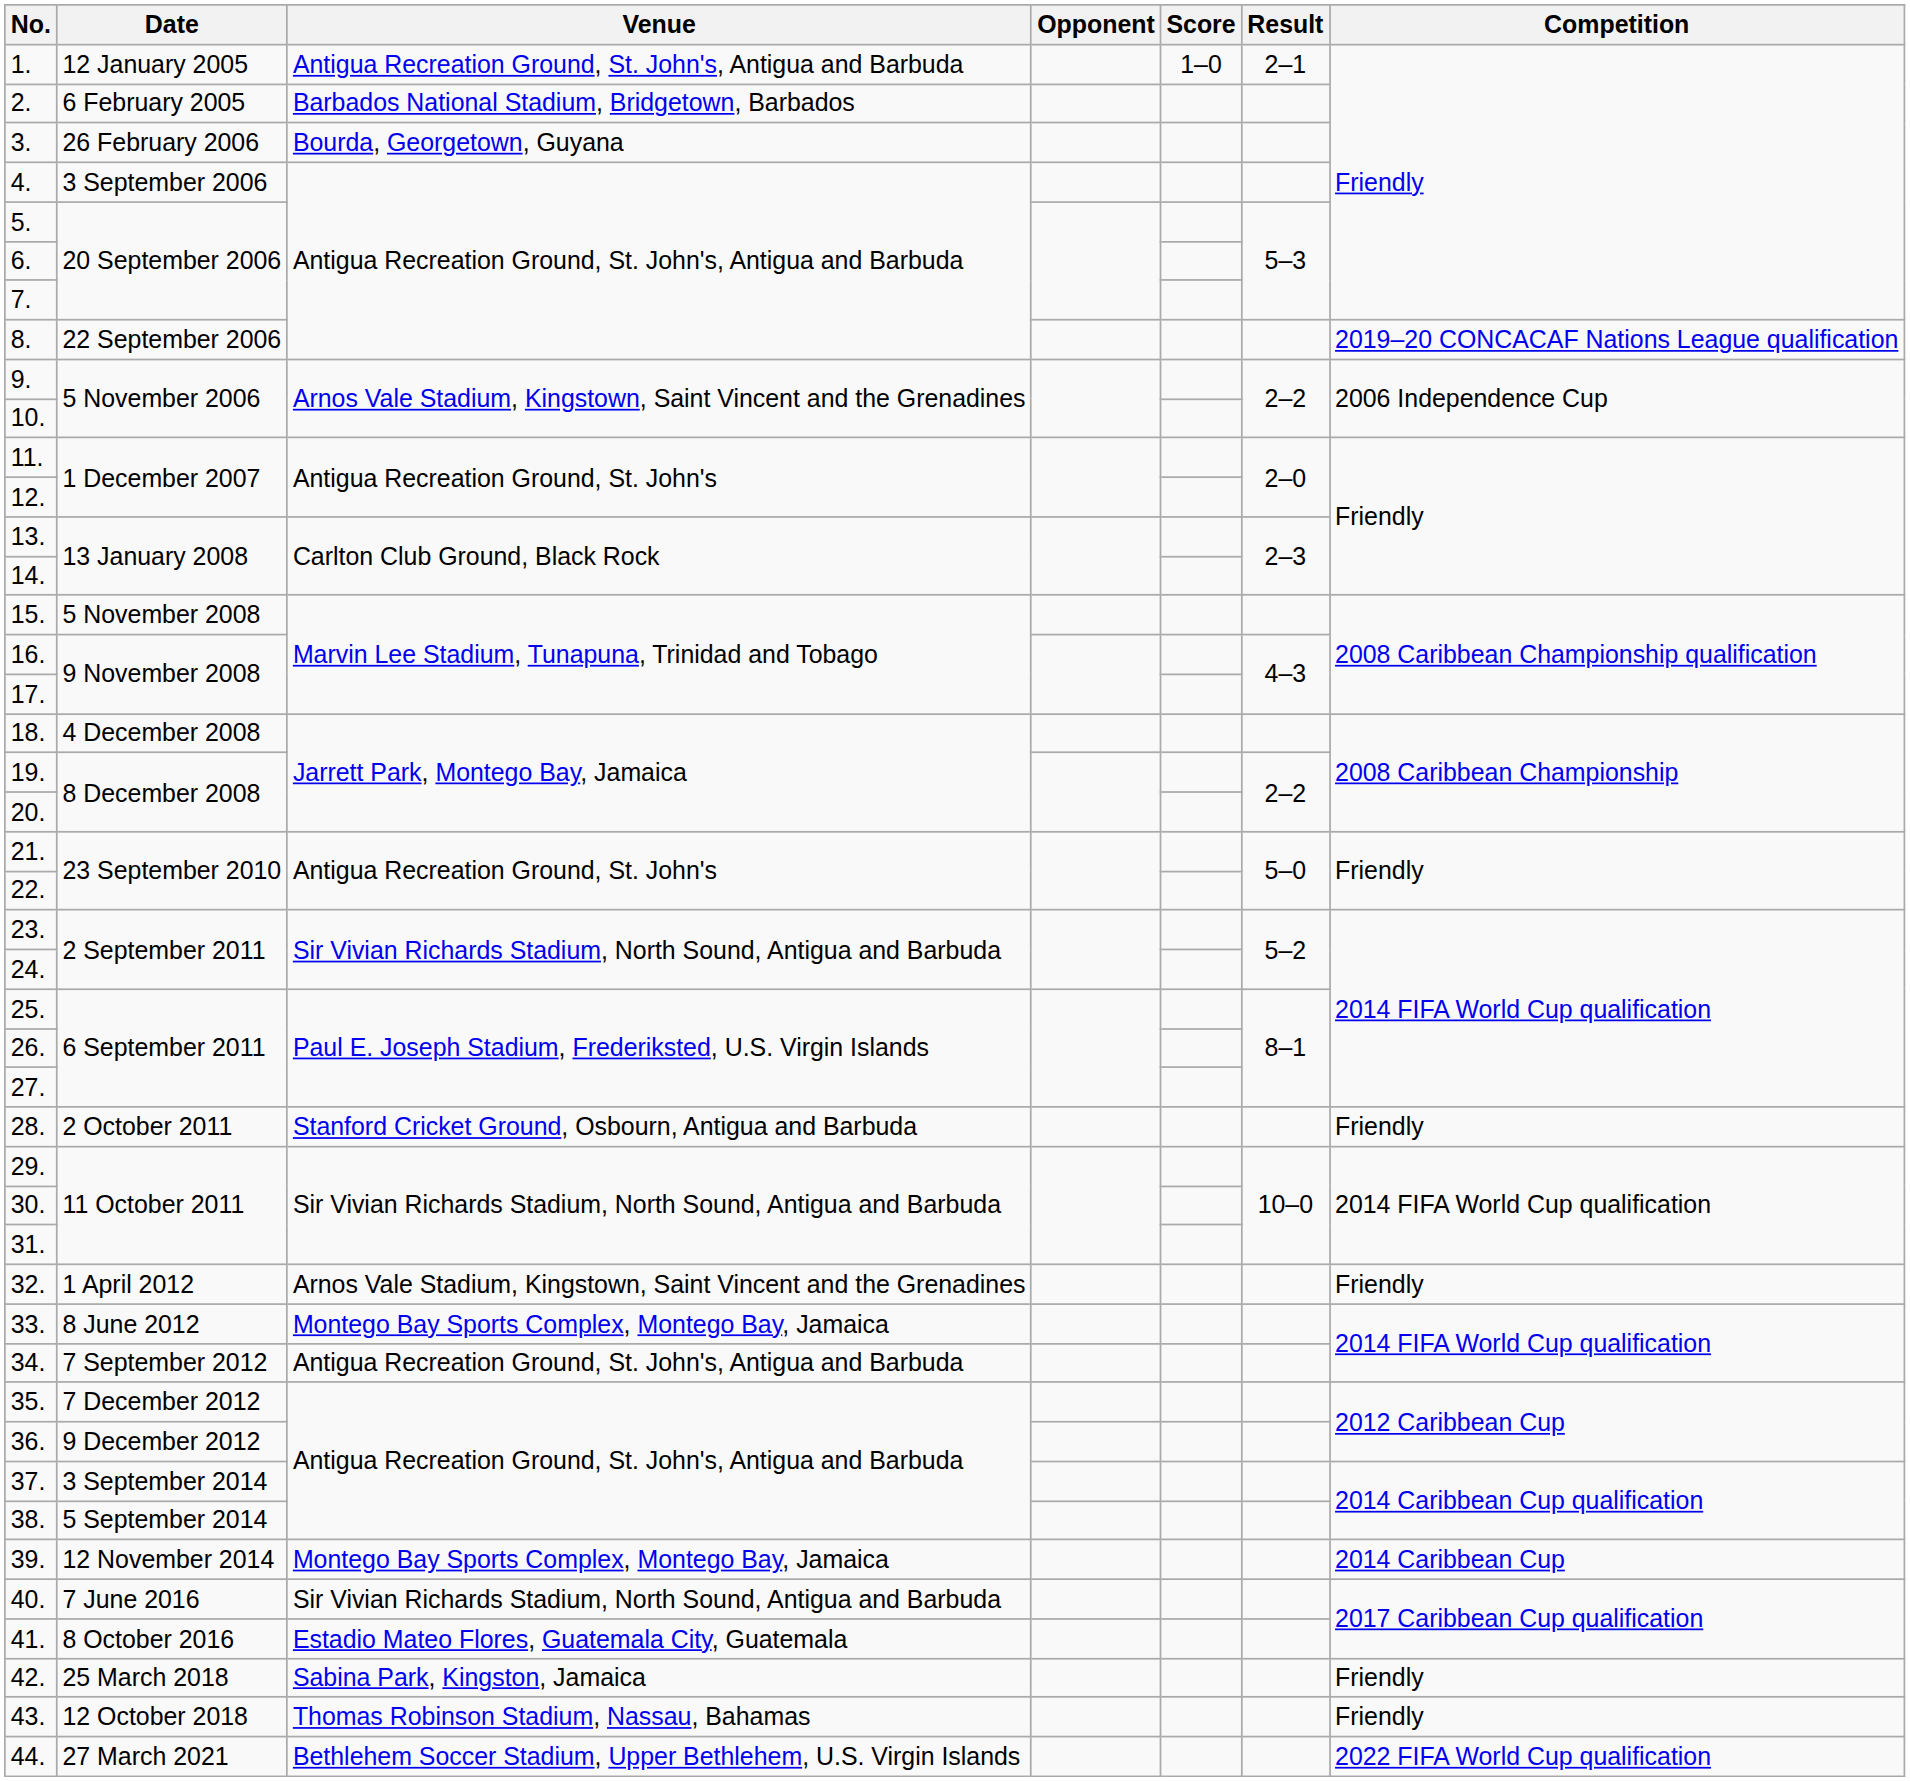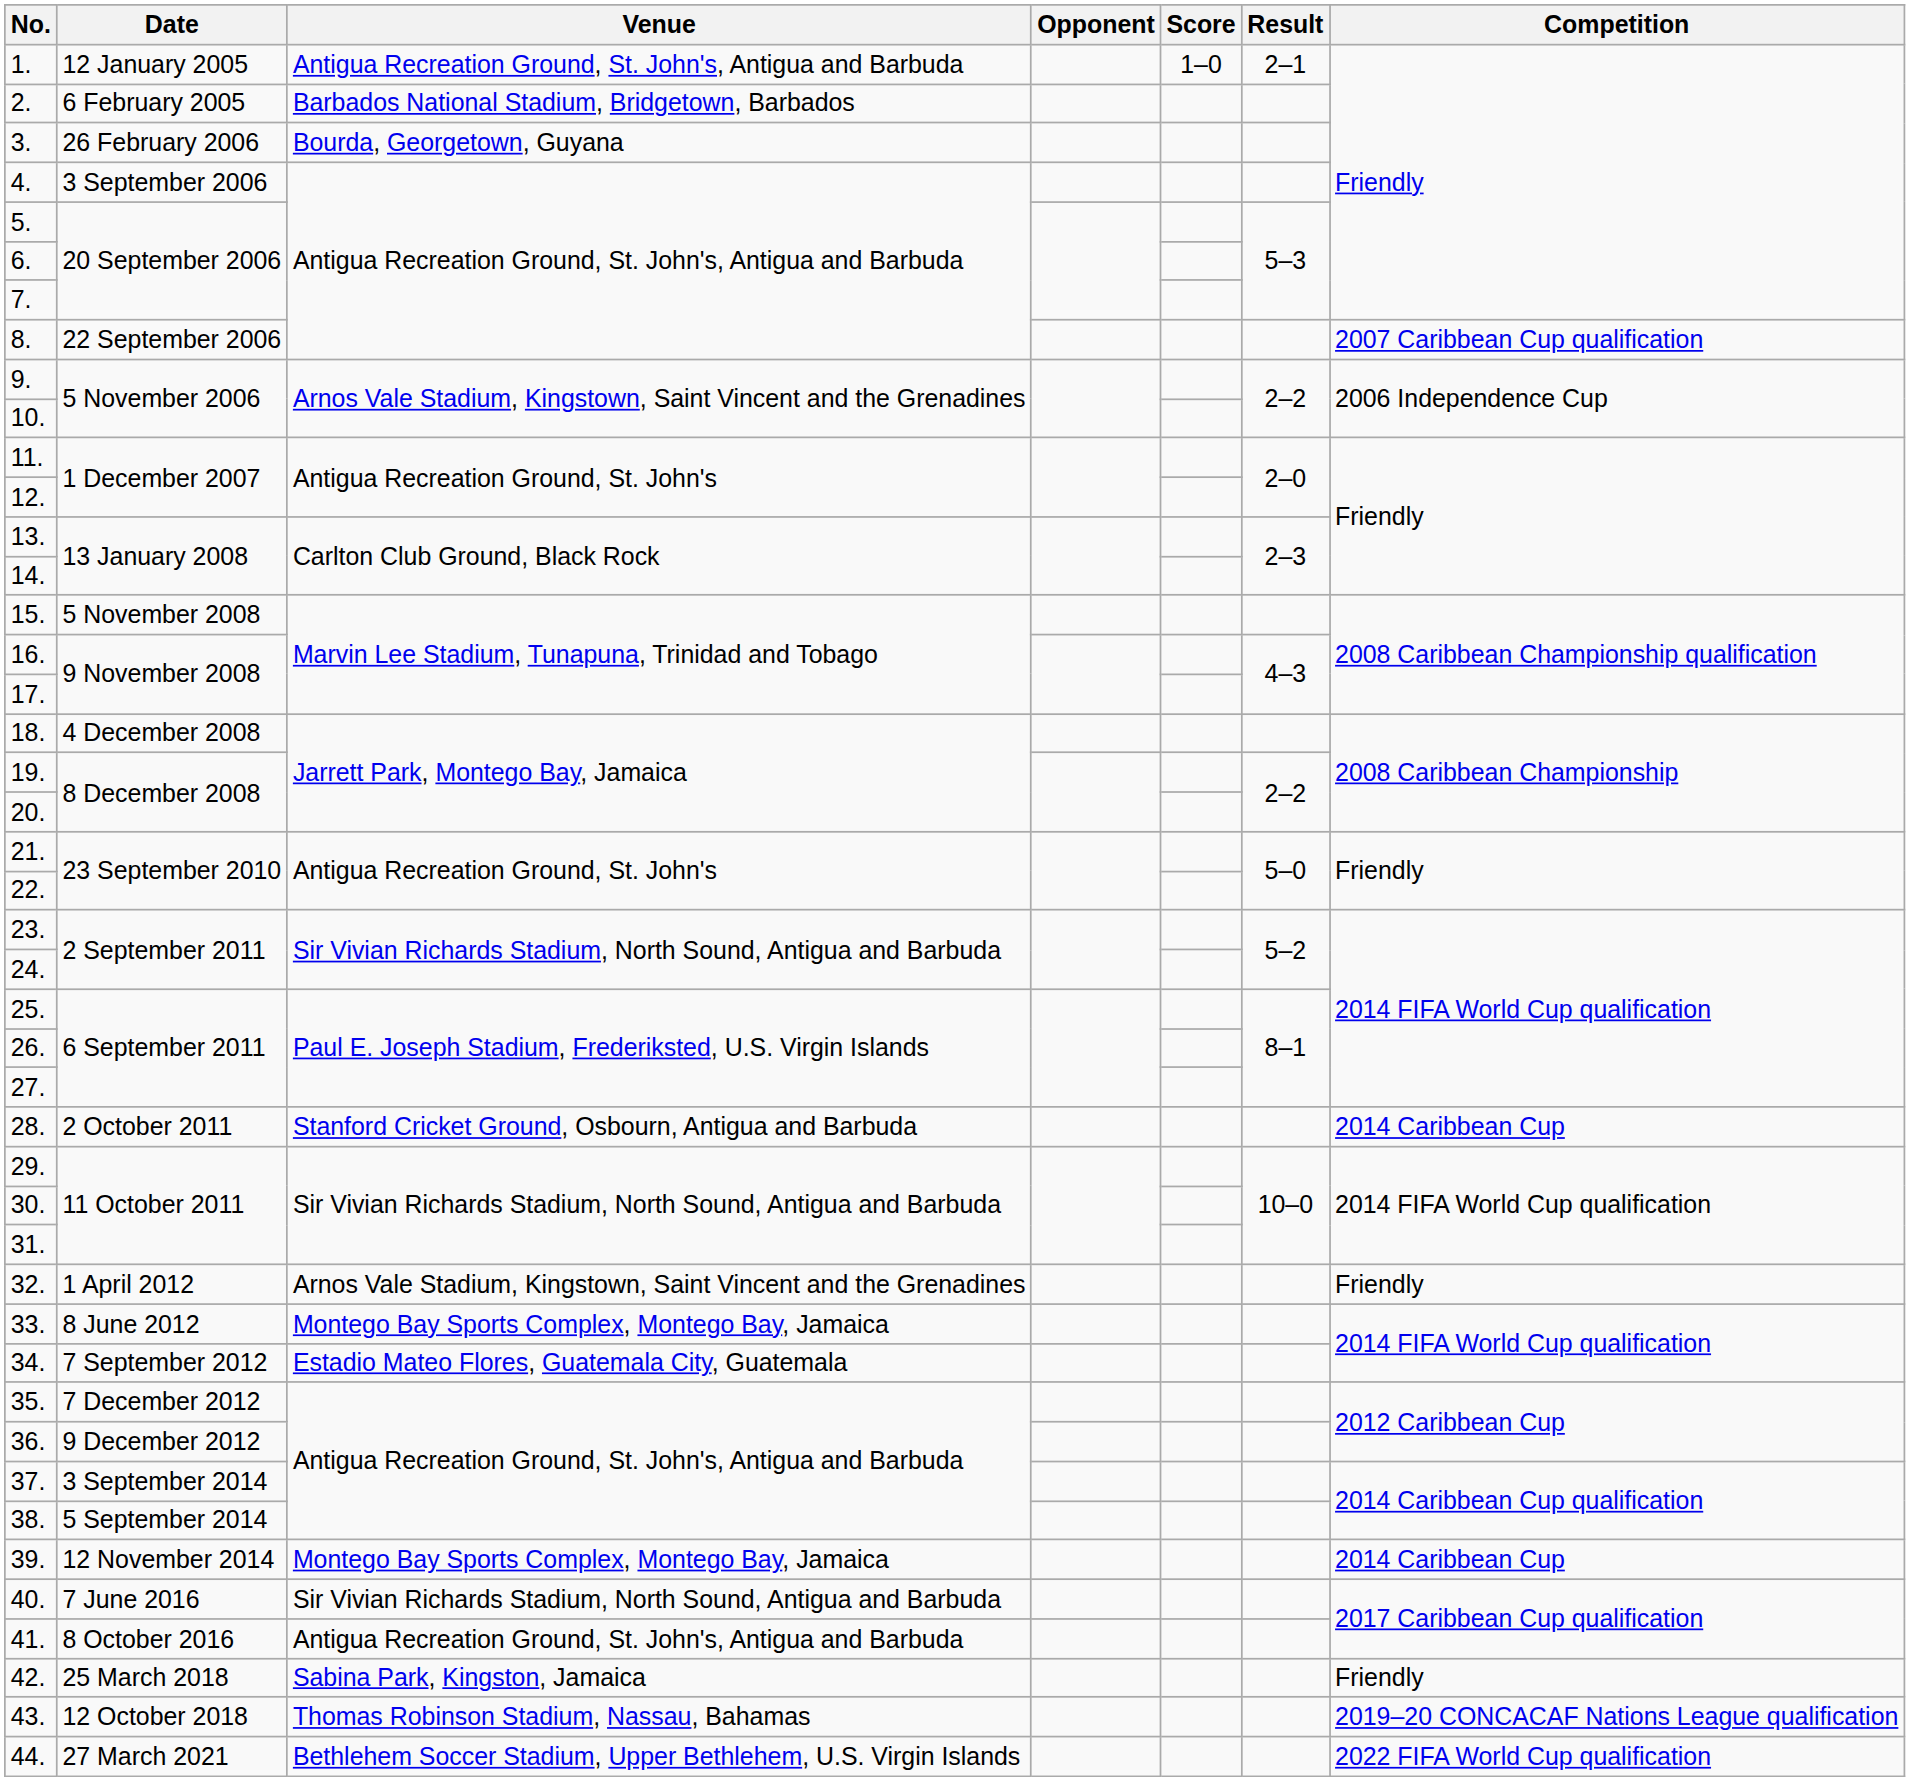(1617, 340) 2019–20 CONCACAF Nations League qualification -> (1519, 340) 2007 Caribbean Cup qualification
(1379, 1127) Friendly -> (1450, 1127) 2014 Caribbean Cup
(628, 1363) Antigua Recreation Ground, St. John's, Antigua and Barbuda -> (570, 1363) Estadio Mateo Flores, Guatemala City, Guatemala
(570, 1639) Estadio Mateo Flores, Guatemala City, Guatemala -> (628, 1639) Antigua Recreation Ground, St. John's, Antigua and Barbuda
(1379, 1717) Friendly -> (1617, 1717) 2019–20 CONCACAF Nations League qualification
